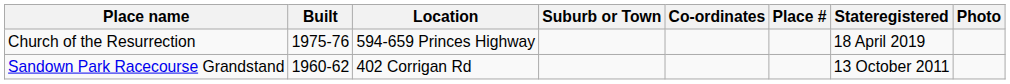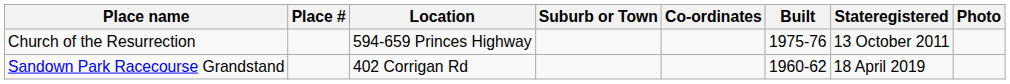columns swapped: (800, 16) <-> (320, 16)
(880, 41) 18 April 2019 -> (892, 41) 13 October 2011
(892, 66) 13 October 2011 -> (880, 66) 18 April 2019
